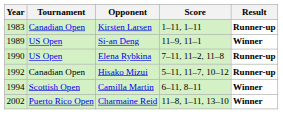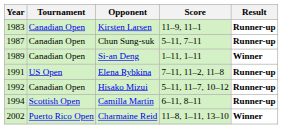(182, 27) 1–11, 1–11 -> (182, 27) 11–9, 11–1
+ row: (126, 42)
(46, 42) US Open -> (57, 57) Canadian Open
(182, 42) 11–9, 11–1 -> (182, 57) 1–11, 1–11
(16, 57) 1990 -> (16, 72) 1991
(248, 87) Winner -> (254, 102) Runner-up
